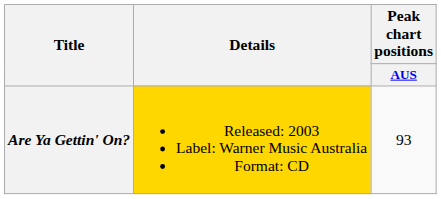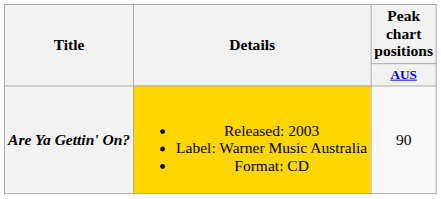(404, 139) 93 -> (404, 139) 90
